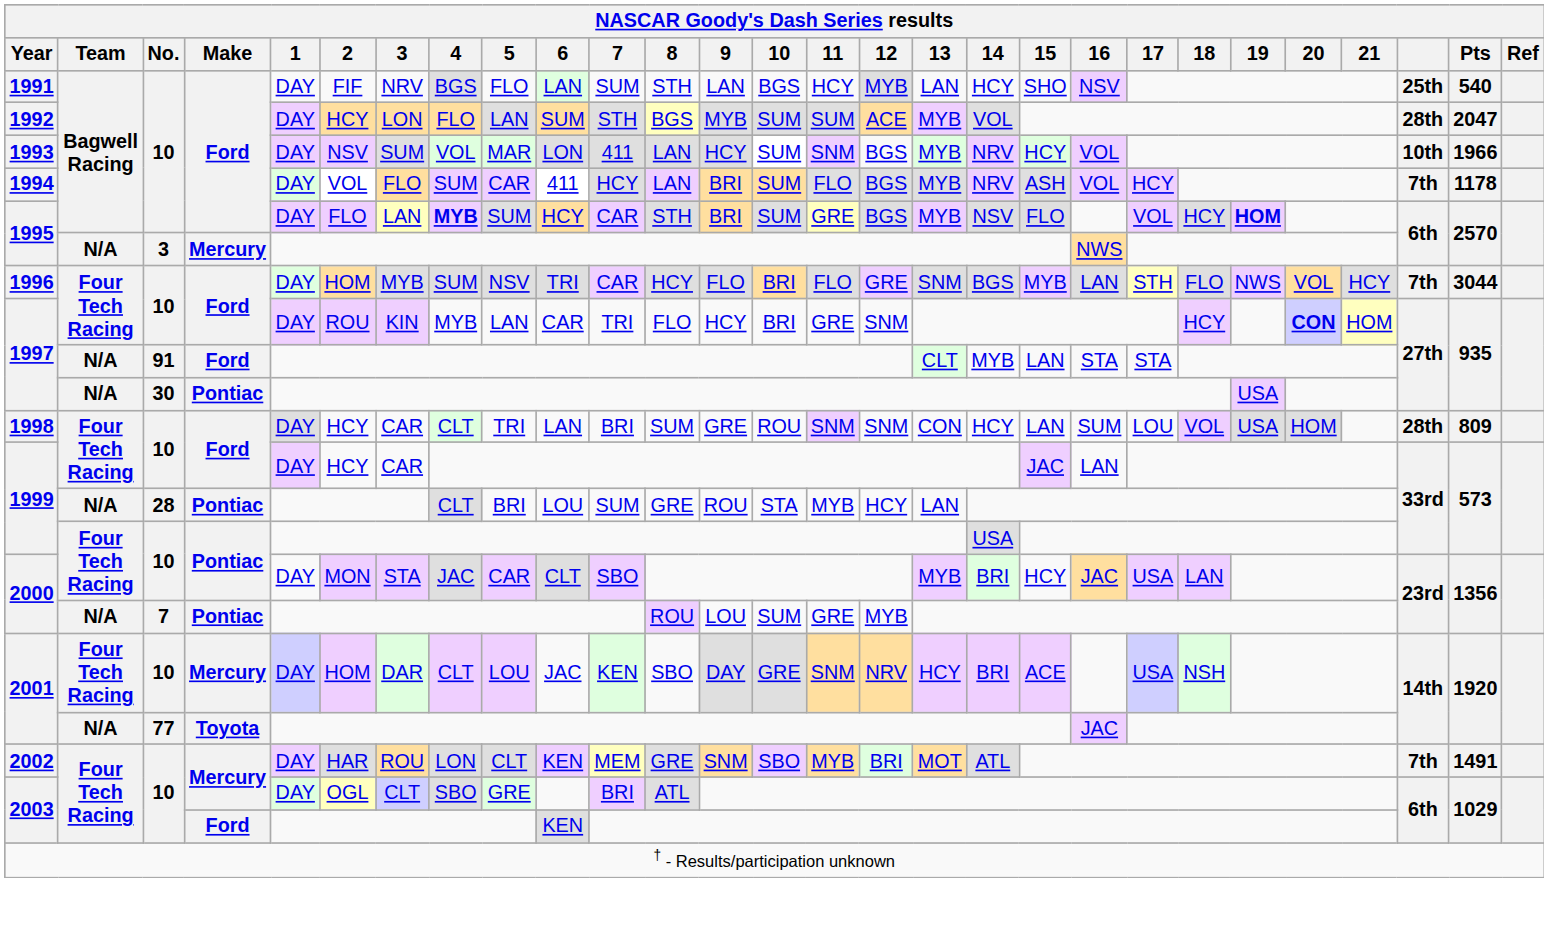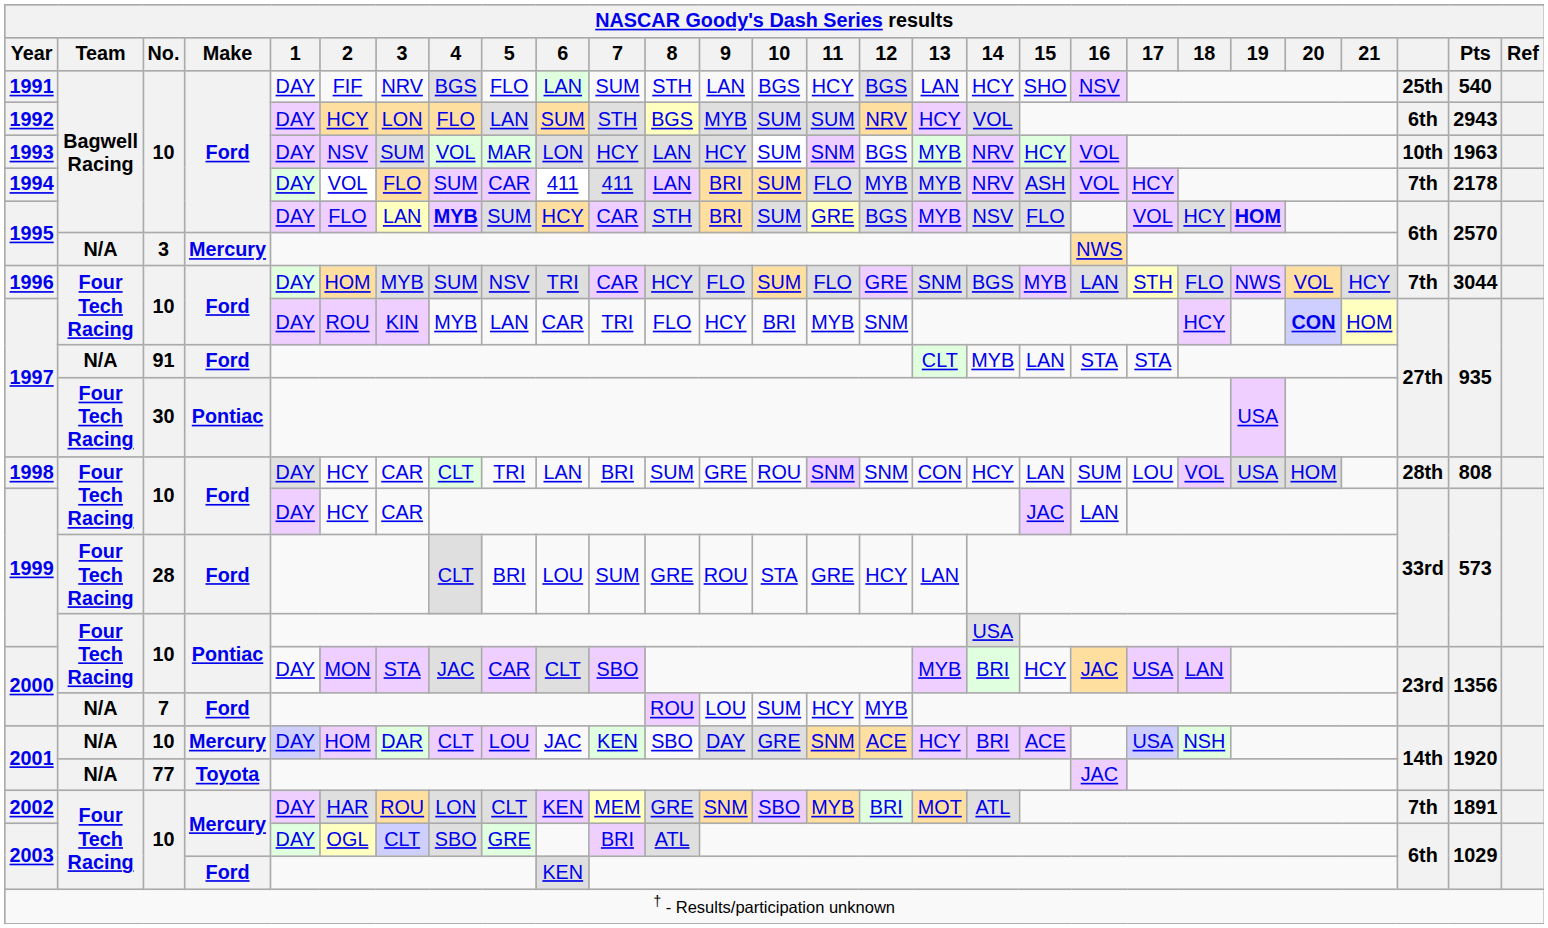(886, 86) MYB -> (886, 86) BGS
(886, 119) ACE -> (886, 119) NRV
(940, 119) MYB -> (940, 119) HCY
(1423, 119) 28th -> (1423, 119) 6th
(1475, 119) 2047 -> (1475, 119) 2943
(617, 152) 411 -> (617, 152) HCY
(1475, 152) 1966 -> (1475, 152) 1963
(617, 184) HCY -> (617, 184) 411
(886, 184) BGS -> (886, 184) MYB
(1475, 184) 1178 -> (1475, 184) 2178
(779, 282) BRI -> (779, 282) SUM
(833, 322) GRE -> (833, 322) MYB
(101, 394) N/A -> (101, 417) Four Tech Racing
(1475, 426) 809 -> (1475, 473) 808
(101, 505) N/A -> (101, 575) Four Tech Racing
(228, 505) Pontiac -> (228, 575) Ford
(833, 505) MYB -> (833, 575) GRE
(228, 617) Pontiac -> (228, 709) Ford
(833, 617) GRE -> (833, 709) HCY
(101, 672) Four Tech Racing -> (101, 742) N/A
(886, 672) NRV -> (886, 742) ACE
(1475, 761) 1491 -> (1475, 807) 1891
